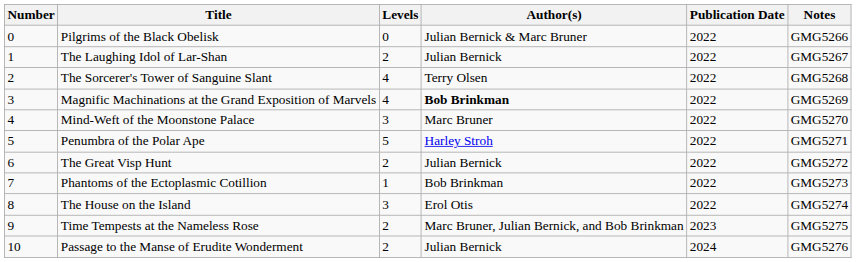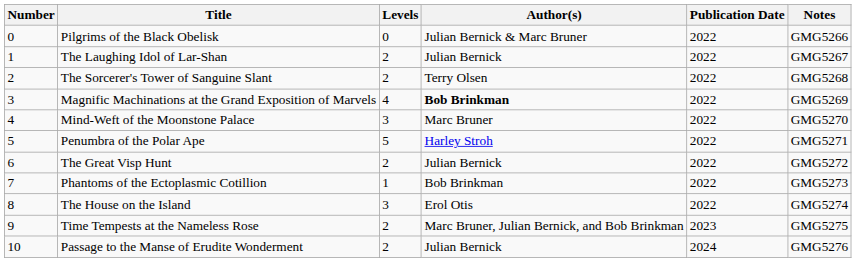(386, 78) 4 -> (386, 78) 2
